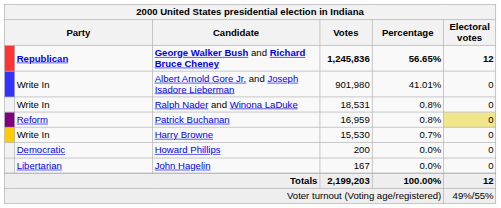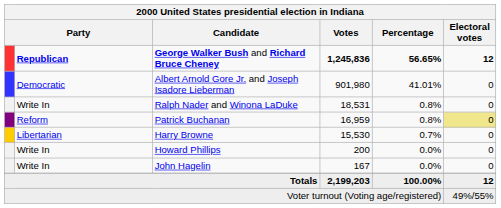(33, 84) Write In -> (41, 84) Democratic
(33, 135) Write In -> (39, 135) Libertarian
(41, 150) Democratic -> (33, 150) Write In
(39, 165) Libertarian -> (33, 165) Write In
